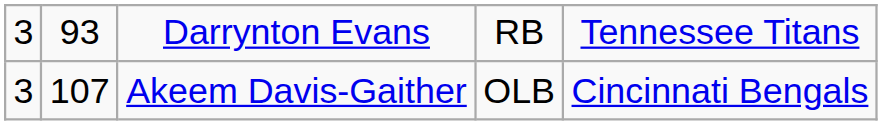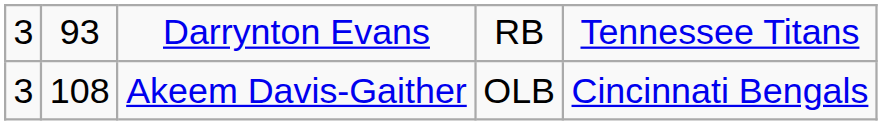(80, 89) 107 -> (80, 89) 108
